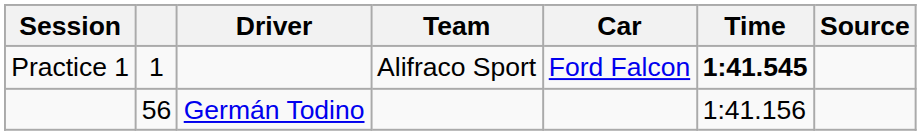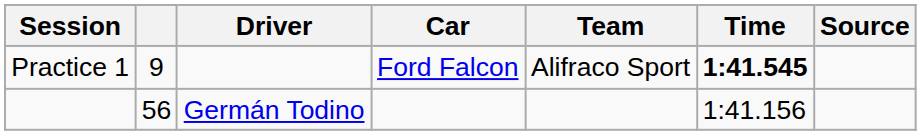columns swapped: (457, 25) <-> (619, 25)
(156, 67) 1 -> (156, 67) 9
